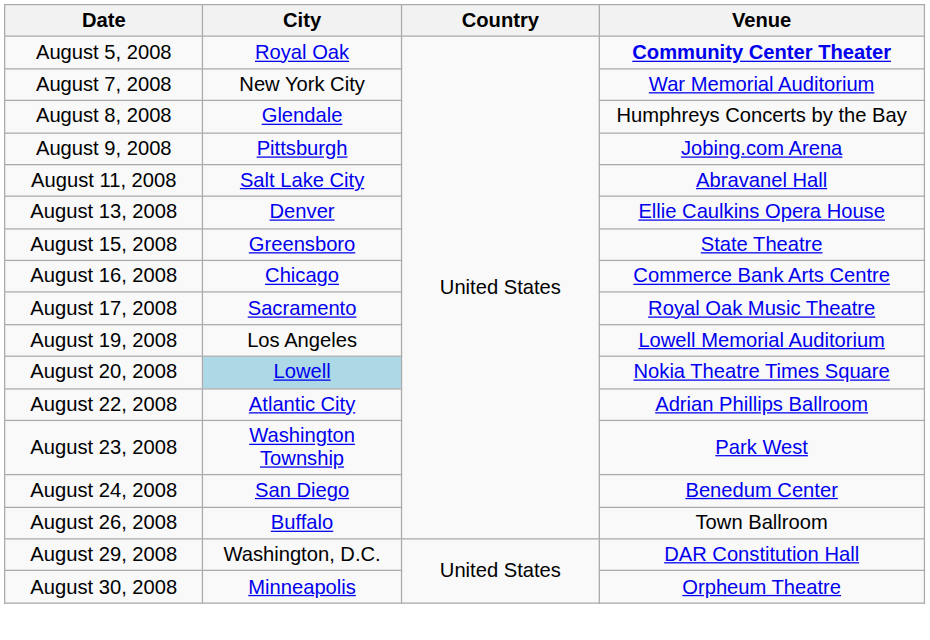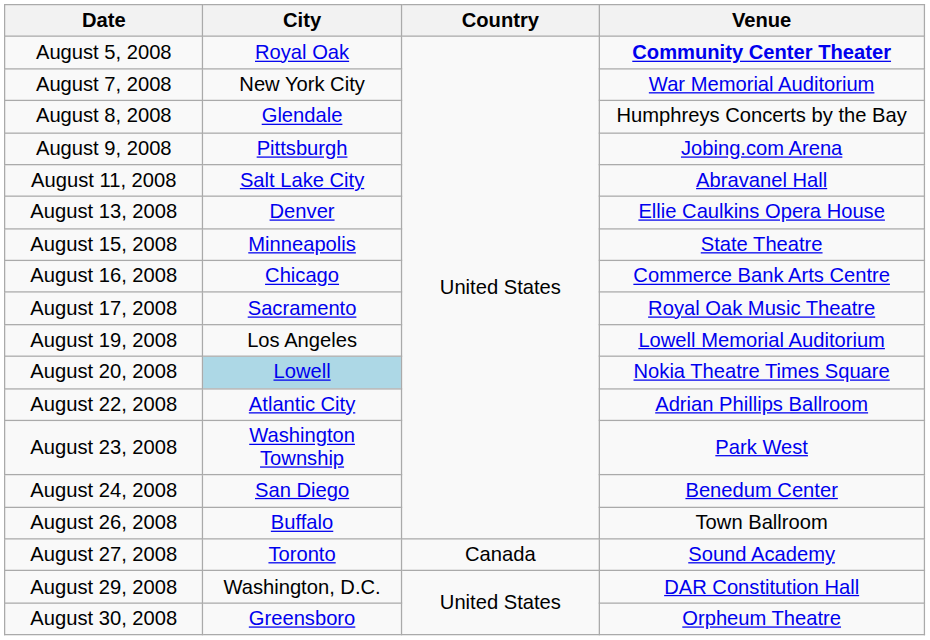(302, 244) Greensboro -> (302, 244) Minneapolis
+ row: (104, 554)
(302, 586) Minneapolis -> (302, 618) Greensboro
